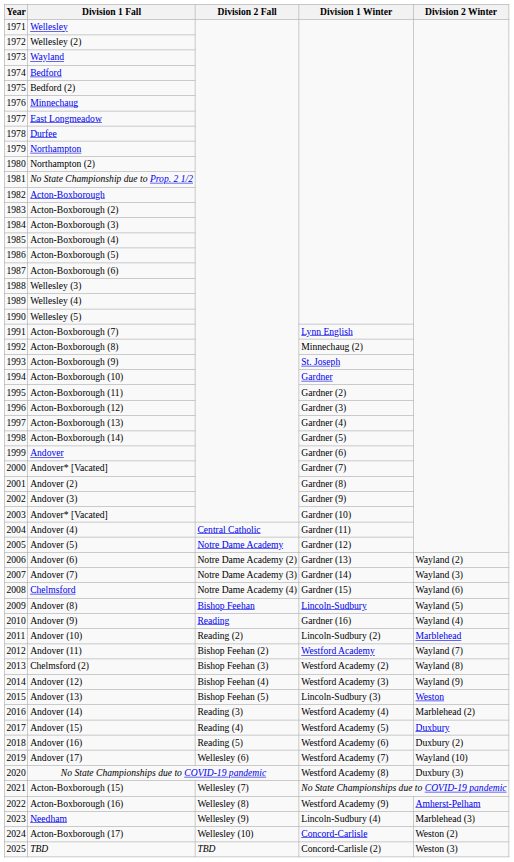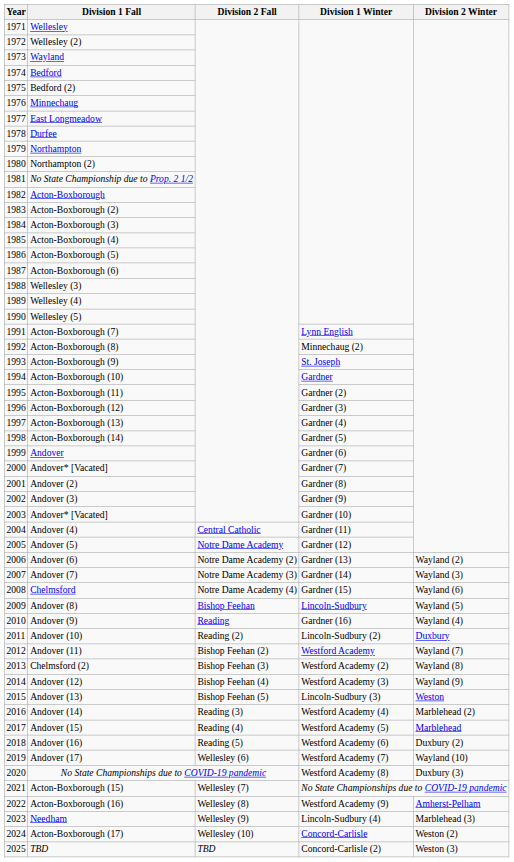(438, 636) Marblehead -> (433, 636) Duxbury
(433, 727) Duxbury -> (438, 727) Marblehead
